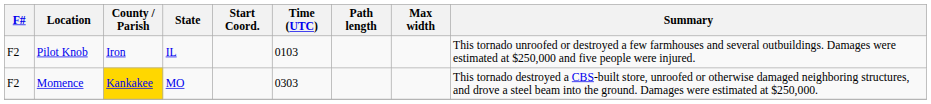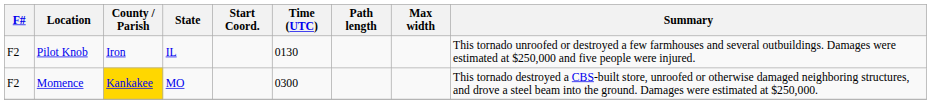(286, 51) 0103 -> (286, 51) 0130
(286, 83) 0303 -> (286, 83) 0300
